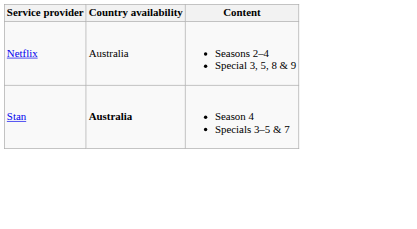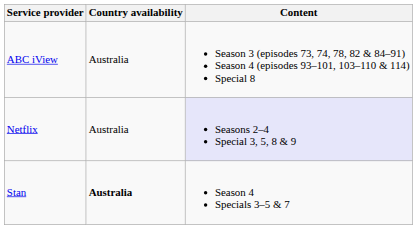+ row: (32, 59)
(242, 59) no background -> (299, 135) lavender background
